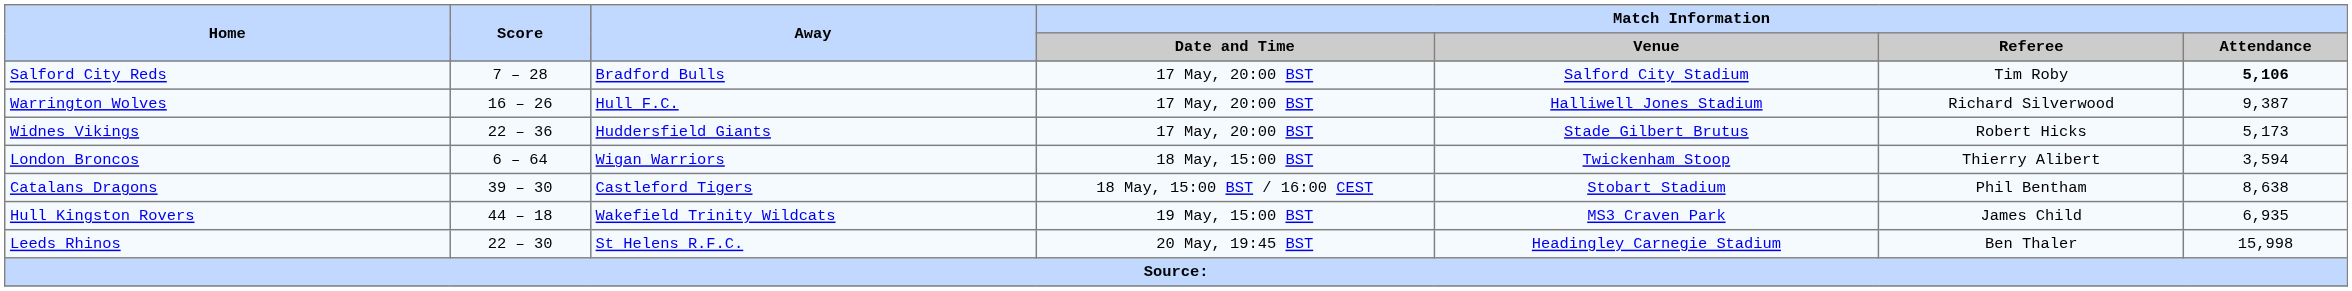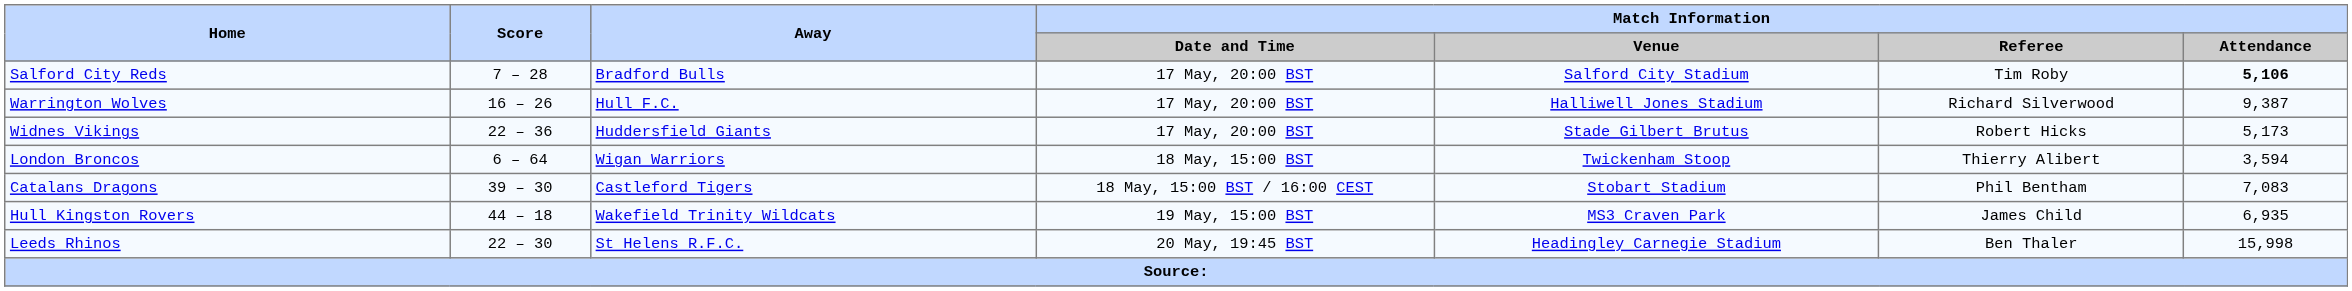(2266, 188) 8,638 -> (2266, 188) 7,083
